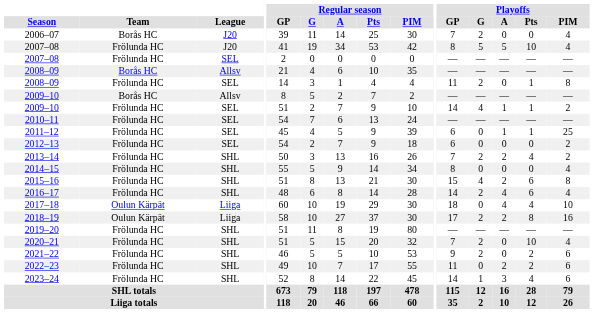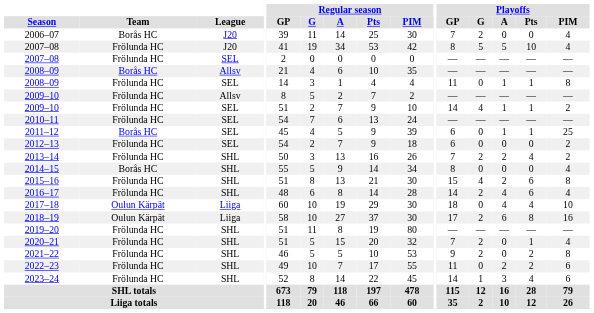(481, 83) 2 -> (481, 83) 0
(504, 83) 0 -> (504, 83) 1
(138, 95) Borås HC -> (138, 95) Frölunda HC
(138, 132) Frölunda HC -> (138, 132) Borås HC
(138, 168) Frölunda HC -> (138, 168) Borås HC
(504, 217) 2 -> (504, 217) 6
(531, 242) 10 -> (531, 242) 1
(568, 254) 6 -> (568, 254) 8
